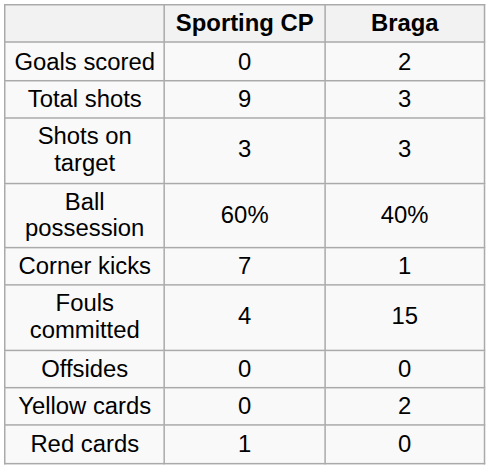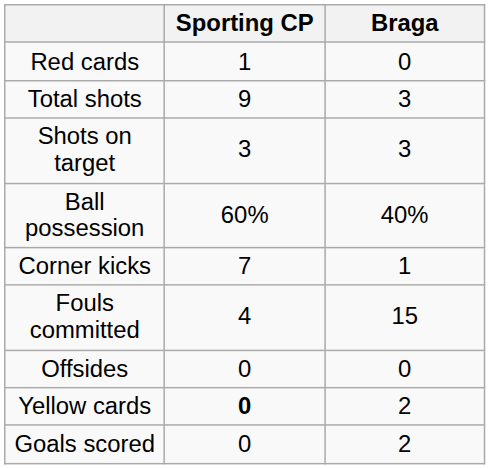rows swapped: (85, 61) <-> (85, 444)
(245, 406) normal -> (245, 406) bold
